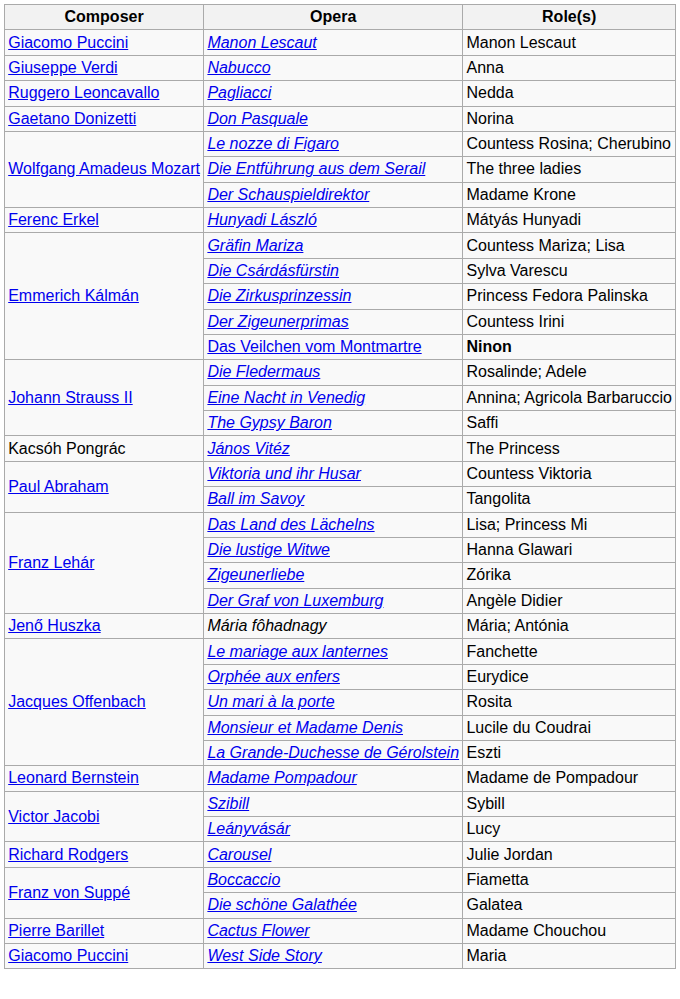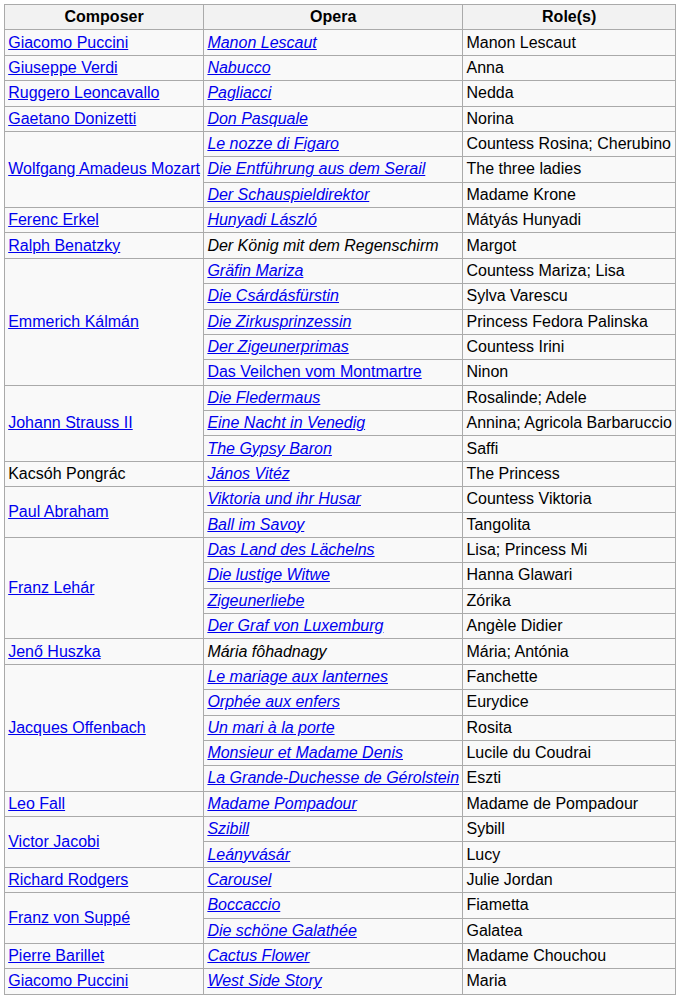+ row: (323, 245)
(489, 347) bold -> (487, 372) normal
(74, 778) Leonard Bernstein -> (37, 803) Leo Fall
